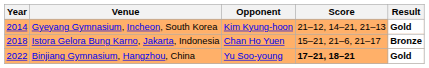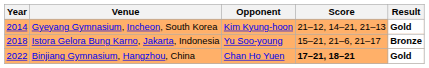(254, 42) Chan Ho Yuen -> (253, 42) Yu Soo-young
(253, 56) Yu Soo-young -> (254, 56) Chan Ho Yuen
